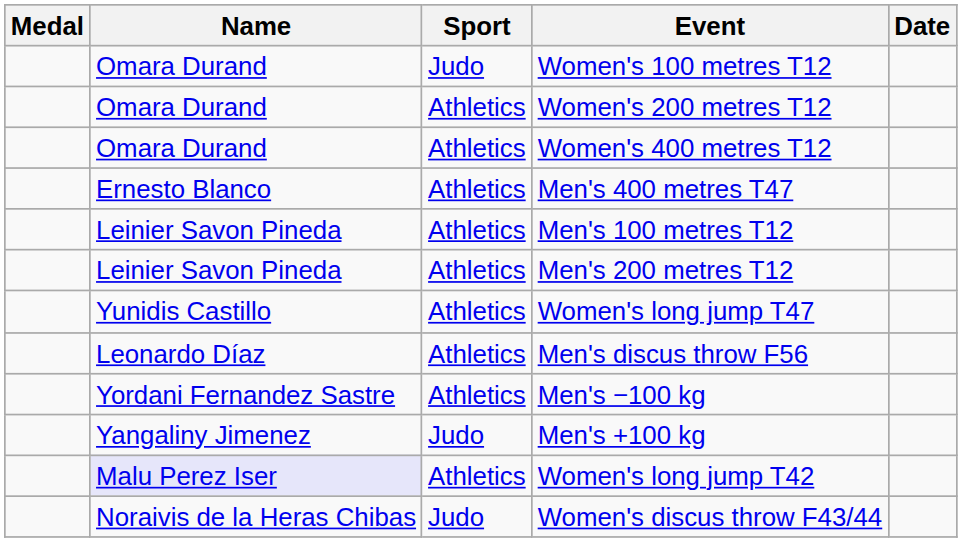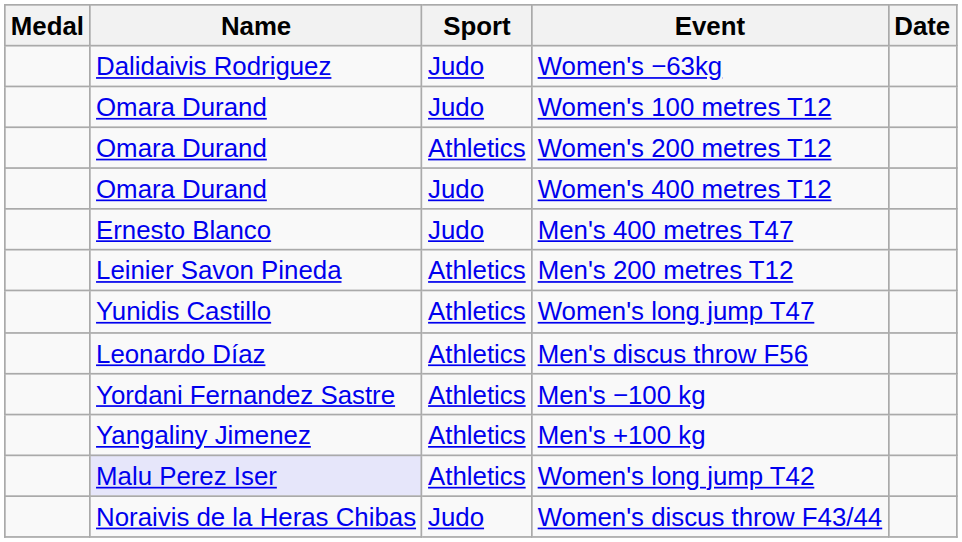+ row: (630, 66)
(477, 148) Athletics -> (456, 189) Judo
(477, 189) Athletics -> (456, 230) Judo
- row: (665, 230)
(456, 435) Judo -> (477, 435) Athletics
